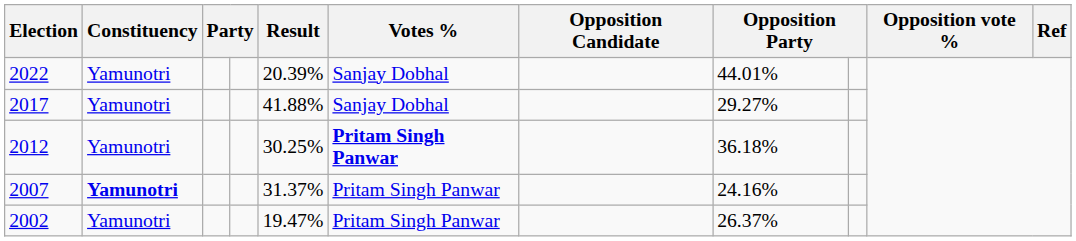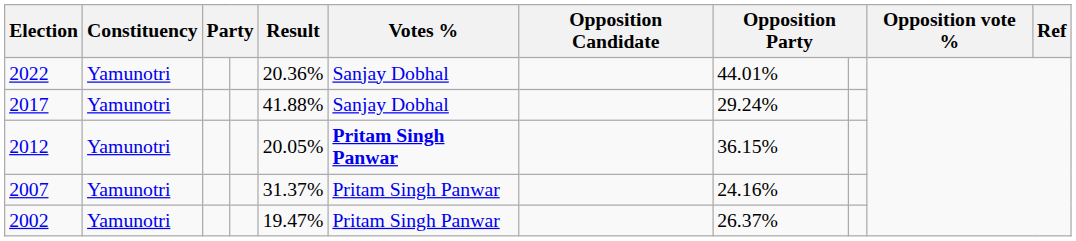(293, 73) 20.39% -> (293, 73) 20.36%
(748, 104) 29.27% -> (748, 104) 29.24%
(293, 146) 30.25% -> (293, 146) 20.05%
(748, 146) 36.18% -> (748, 146) 36.15%
(132, 189) bold -> (129, 189) normal
